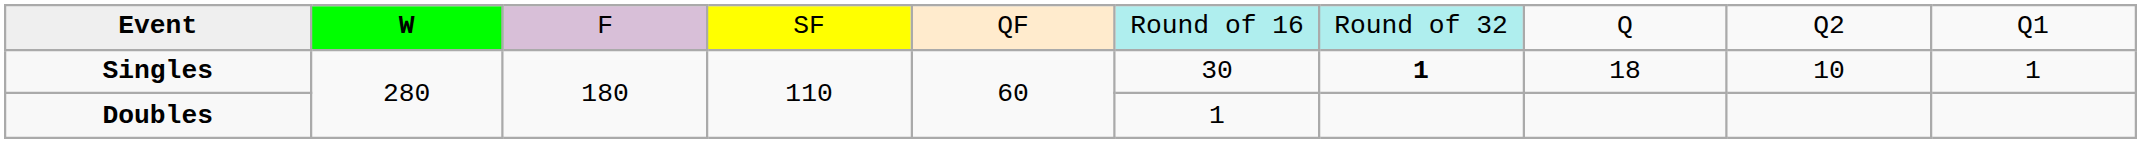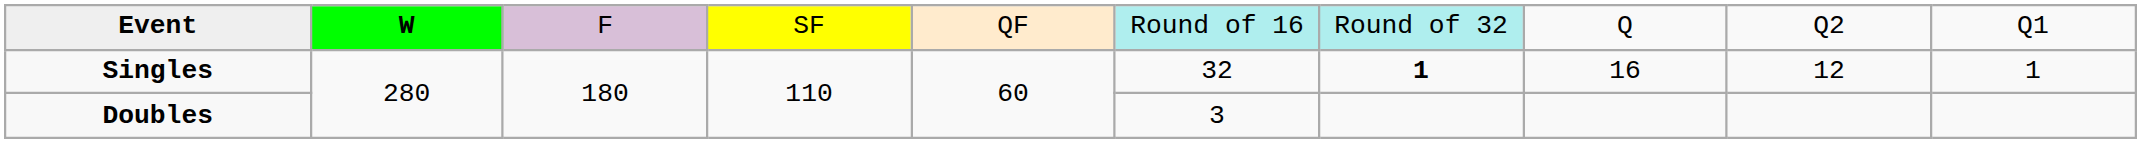(1217, 71) 30 -> (1217, 71) 32
(1625, 71) 18 -> (1625, 71) 16
(1829, 71) 10 -> (1829, 71) 12
(1217, 115) 1 -> (1217, 115) 3
